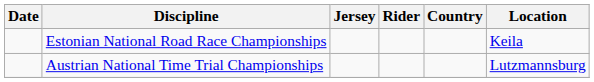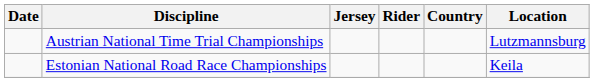rows swapped: (186, 41) <-> (184, 65)
